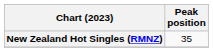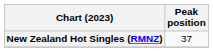(186, 39) 35 -> (186, 39) 37
